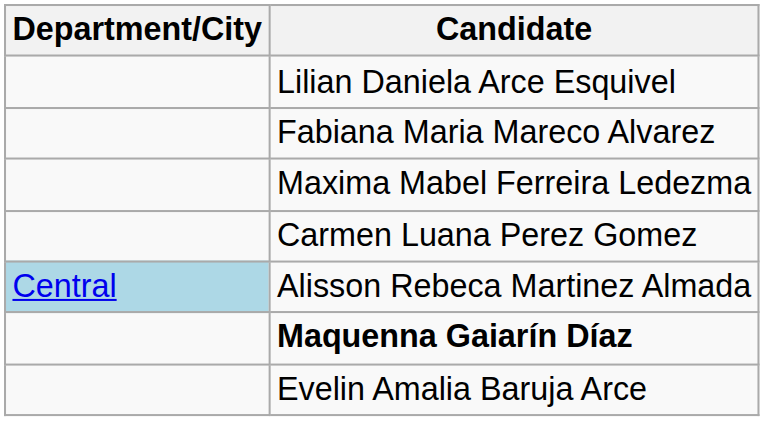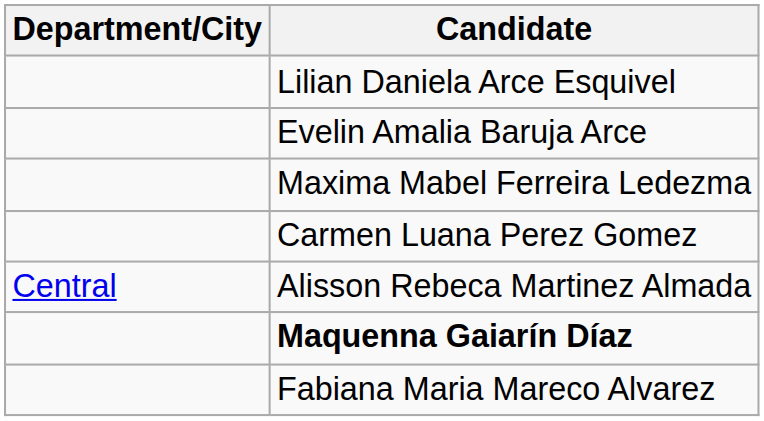rows swapped: (496, 132) <-> (462, 388)
(65, 286) lightblue background -> (65, 286) no background
